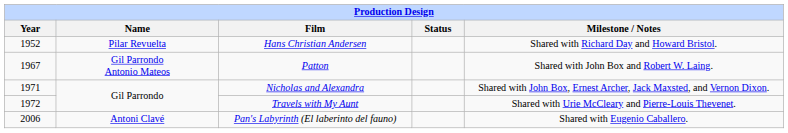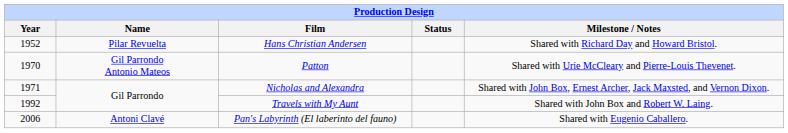(30, 66) 1967 -> (30, 66) 1970
(624, 66) Shared with John Box and Robert W. Laing. -> (624, 66) Shared with Urie McCleary and Pierre-Louis Thevenet.
(30, 103) 1972 -> (30, 103) 1992
(624, 103) Shared with Urie McCleary and Pierre-Louis Thevenet. -> (624, 103) Shared with John Box and Robert W. Laing.
